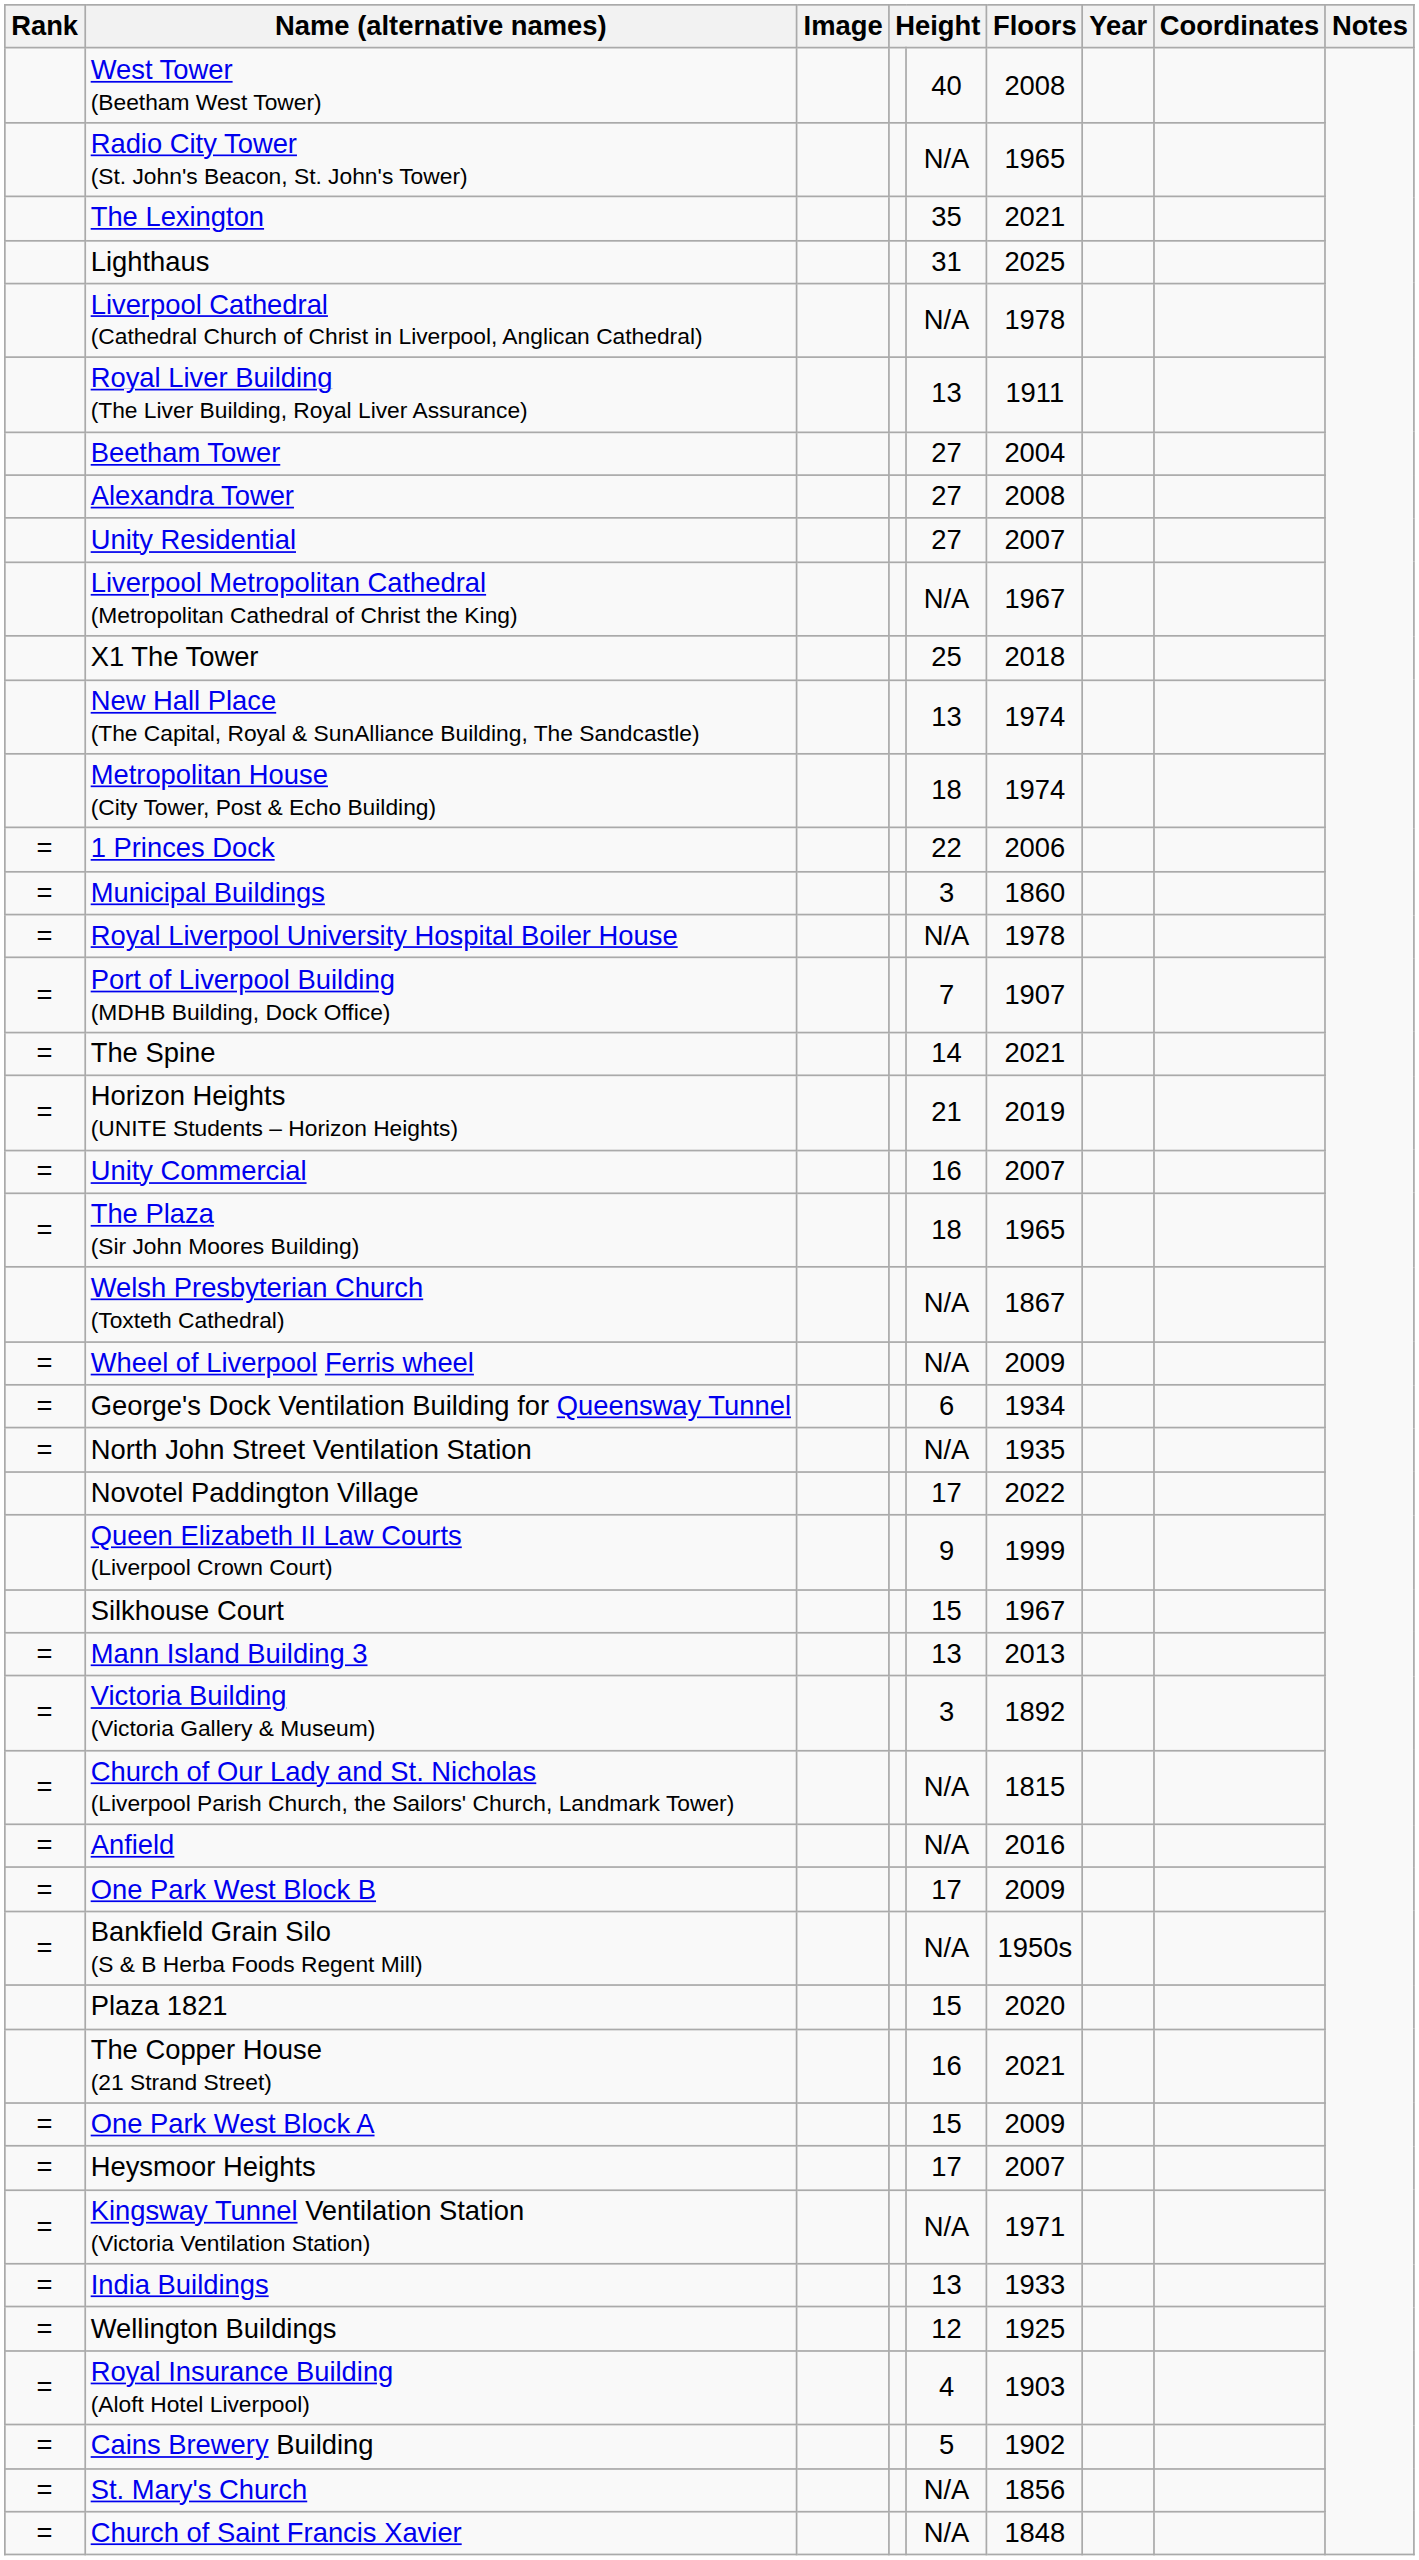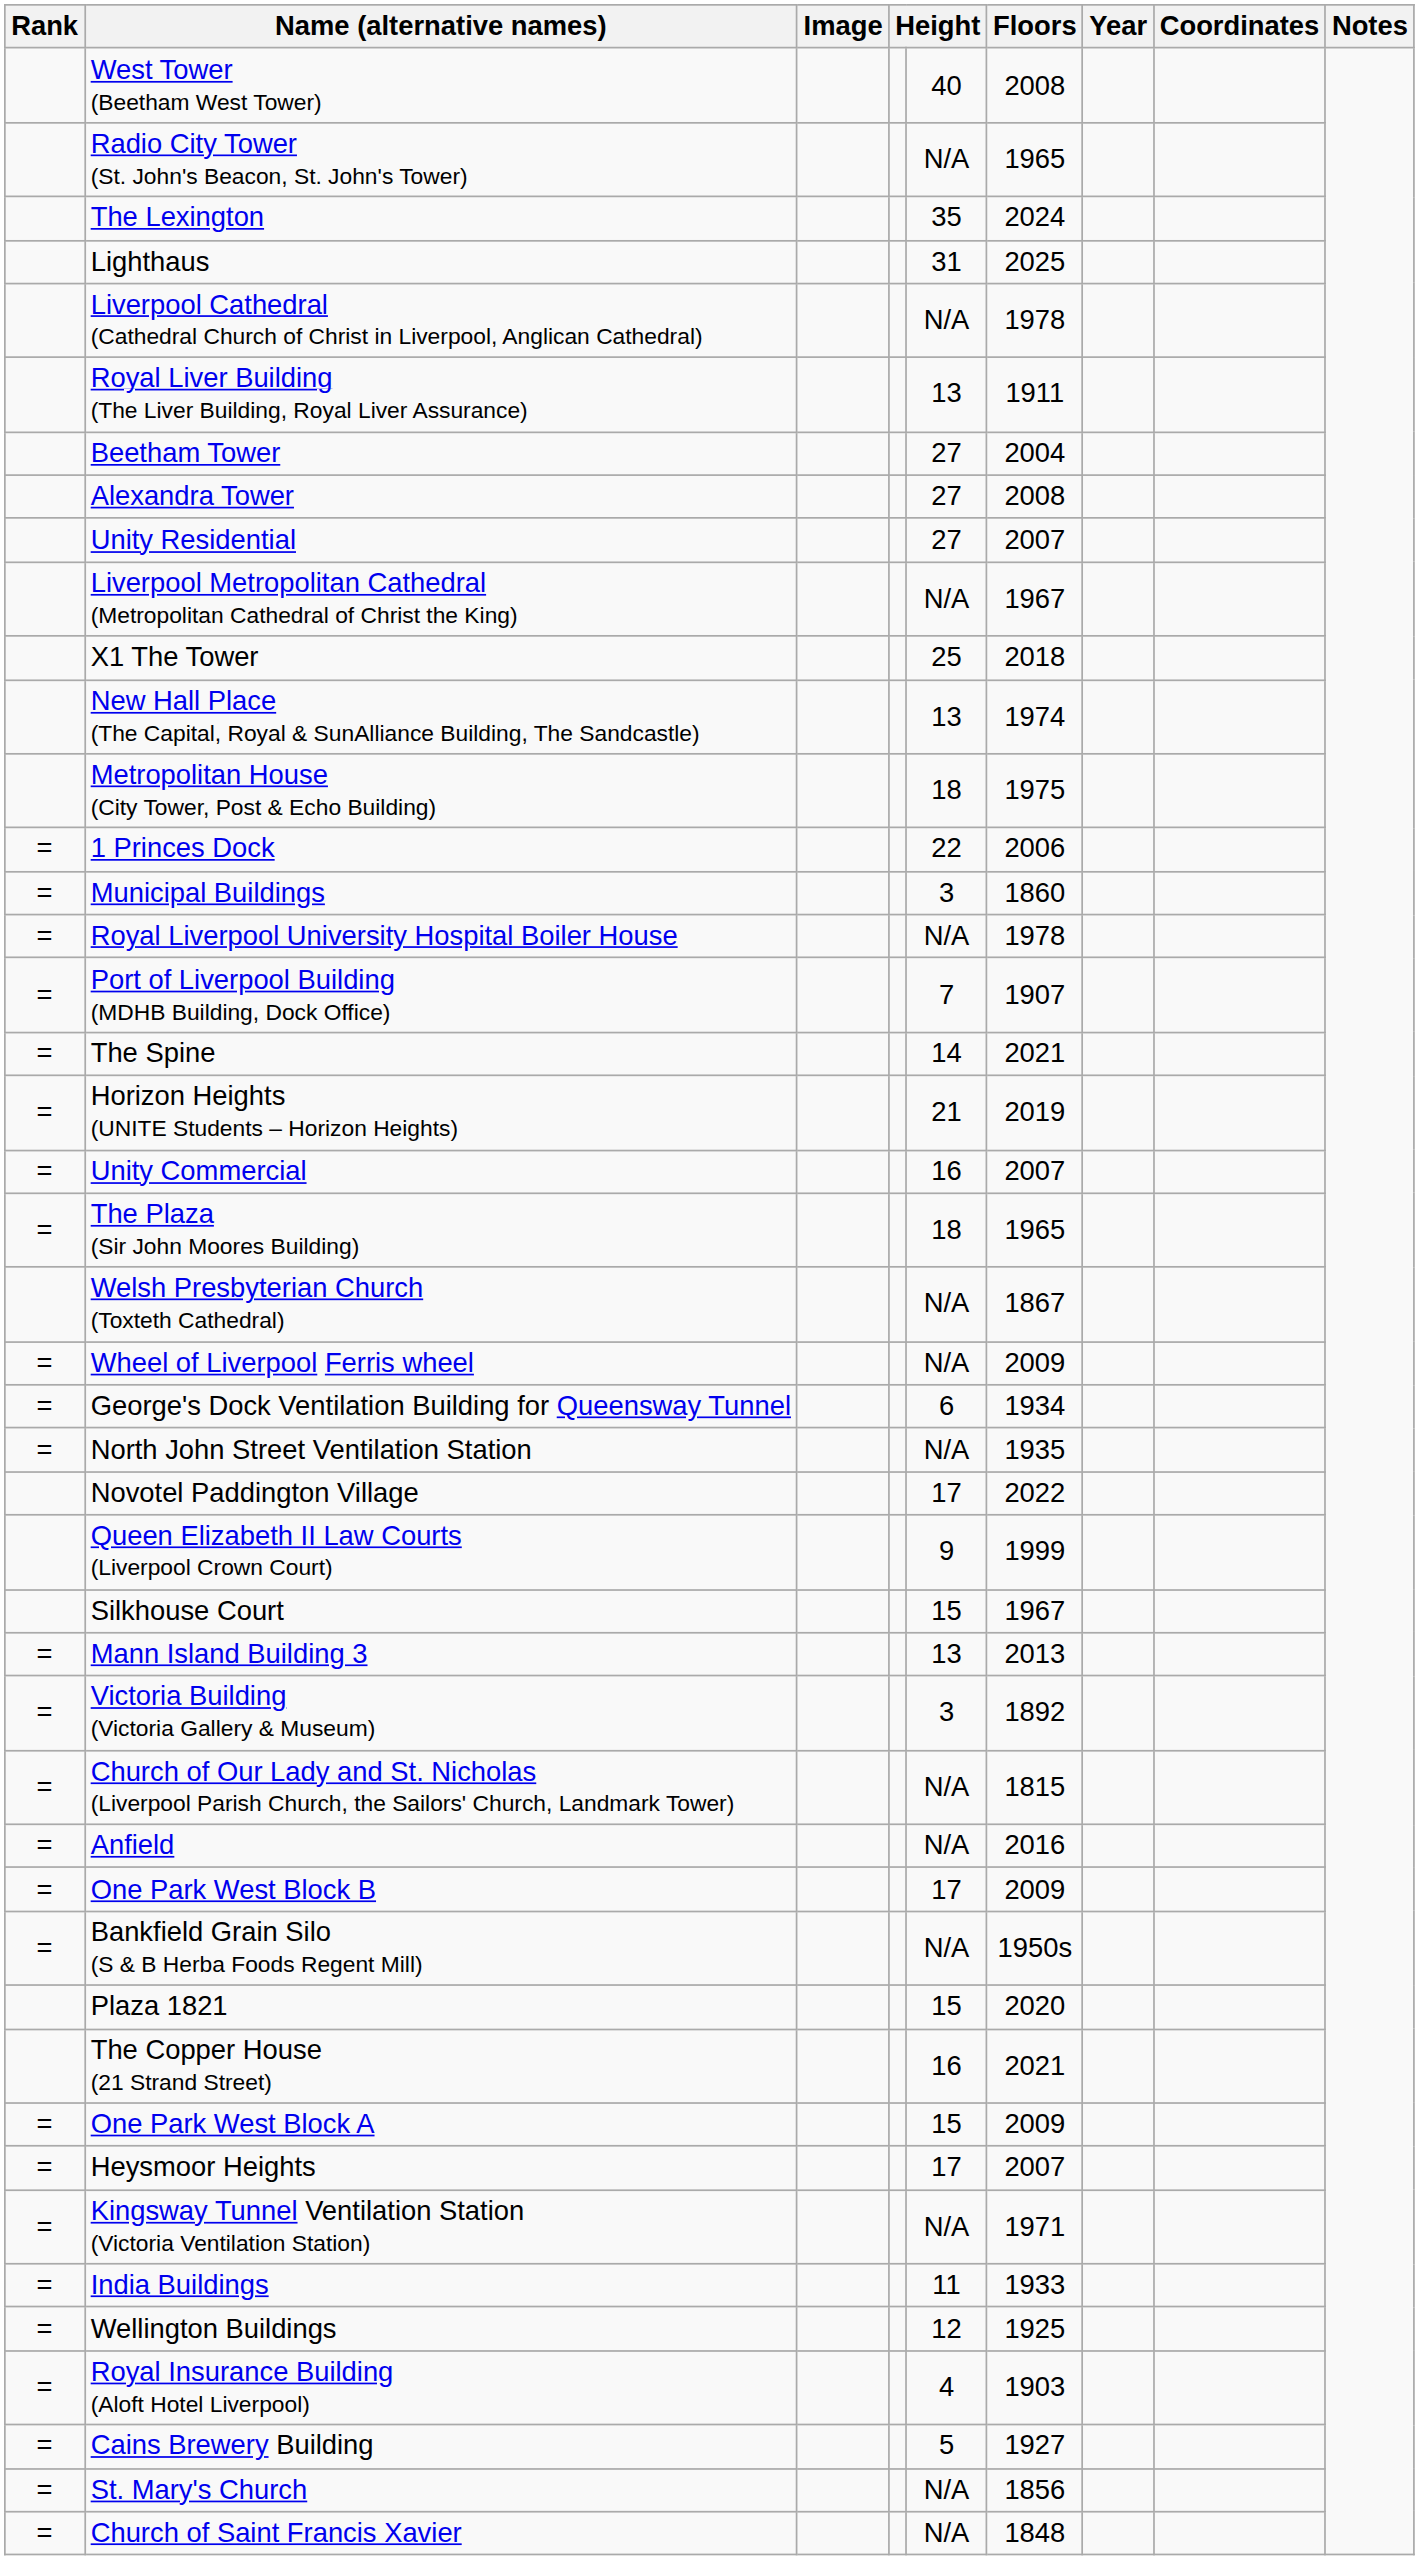(1035, 217) 2021 -> (1035, 217) 2024
(1035, 790) 1974 -> (1035, 790) 1975
(947, 2285) 13 -> (947, 2285) 11
(1035, 2446) 1902 -> (1035, 2446) 1927
